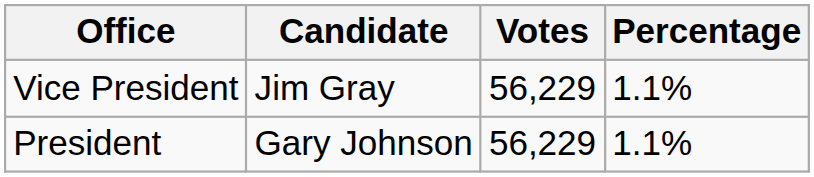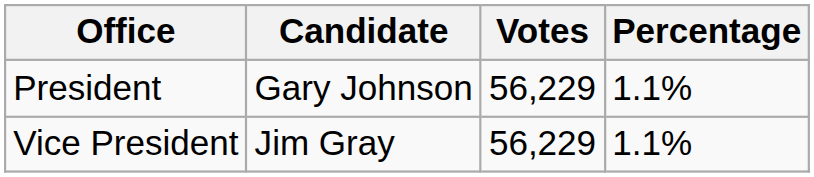rows swapped: (87, 143) <-> (126, 87)
